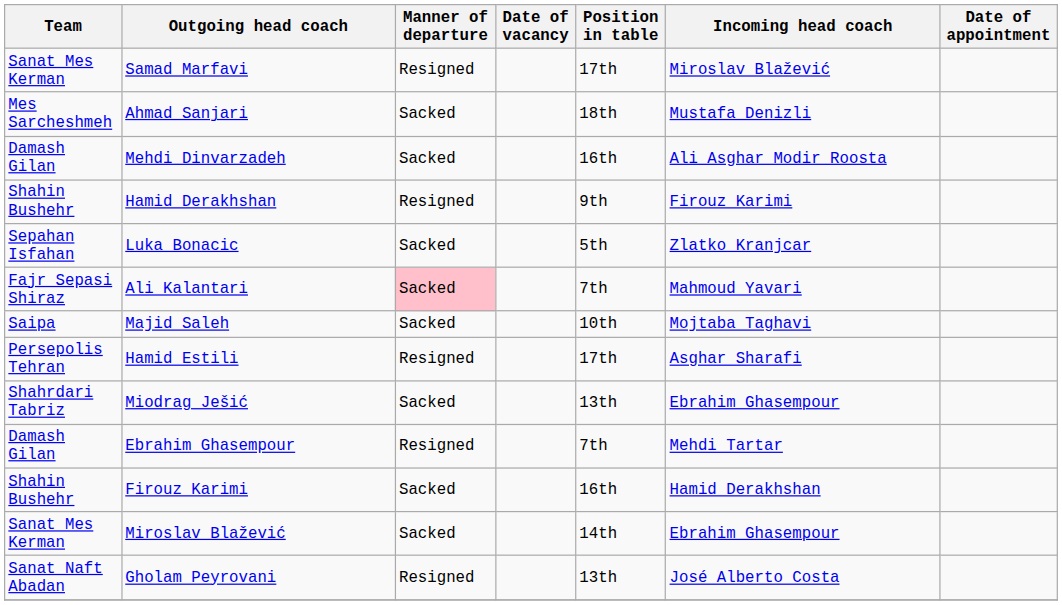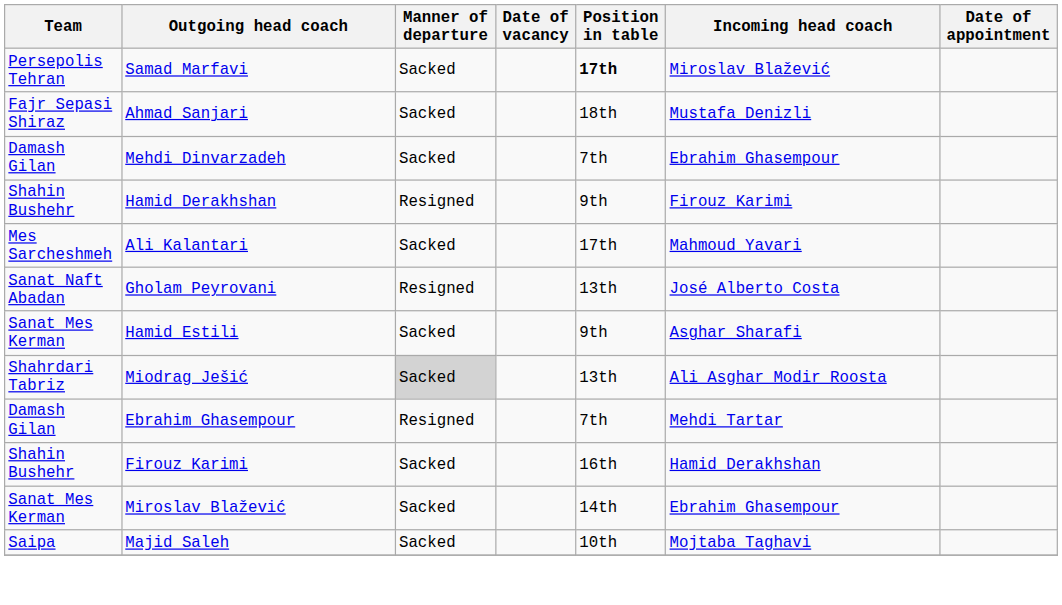(51, 70) Sanat Mes Kerman -> (56, 70) Persepolis Tehran
(437, 70) Resigned -> (427, 70) Sacked
(598, 70) normal -> (598, 70) bold
(60, 114) Mes Sarcheshmeh -> (60, 114) Fajr Sepasi Shiraz
(598, 158) 16th -> (594, 158) 7th
(778, 158) Ali Asghar Modir Roosta -> (755, 158) Ebrahim Ghasempour
- row: (182, 245)
(60, 289) Fajr Sepasi Shiraz -> (60, 245) Mes Sarcheshmeh
(427, 289) pink background -> (427, 245) no background
(594, 289) 7th -> (598, 245) 17th
rows swapped: (201, 578) <-> (177, 324)
(56, 359) Persepolis Tehran -> (51, 333) Sanat Mes Kerman
(437, 359) Resigned -> (427, 333) Sacked
(598, 359) 17th -> (594, 333) 9th
(427, 402) no background -> (427, 377) lightgrey background
(755, 402) Ebrahim Ghasempour -> (778, 377) Ali Asghar Modir Roosta
